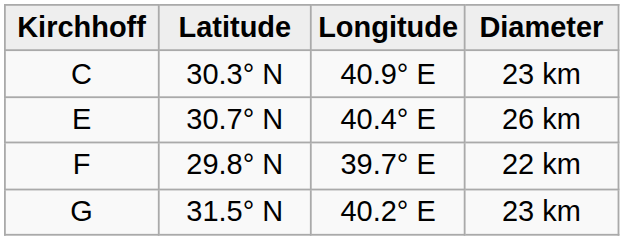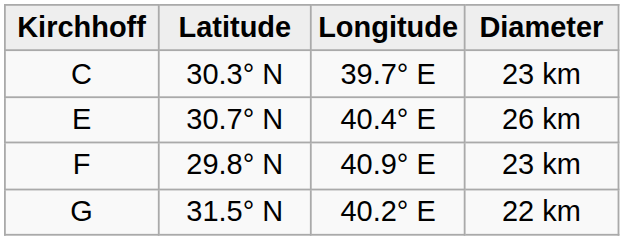(388, 73) 40.9° E -> (388, 73) 39.7° E
(388, 165) 39.7° E -> (388, 165) 40.9° E
(541, 165) 22 km -> (541, 165) 23 km
(541, 211) 23 km -> (541, 211) 22 km
